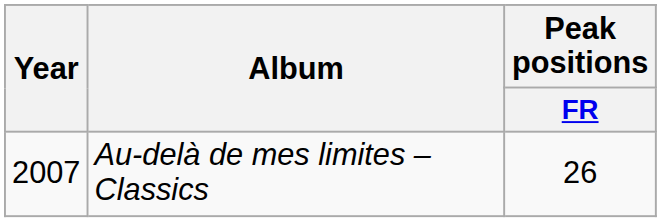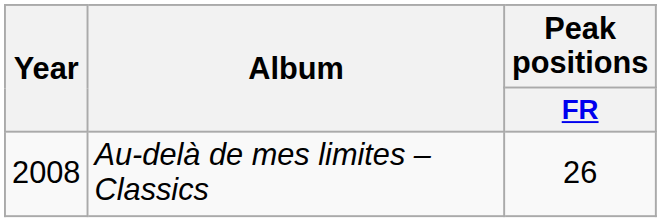(46, 173) 2007 -> (46, 173) 2008
